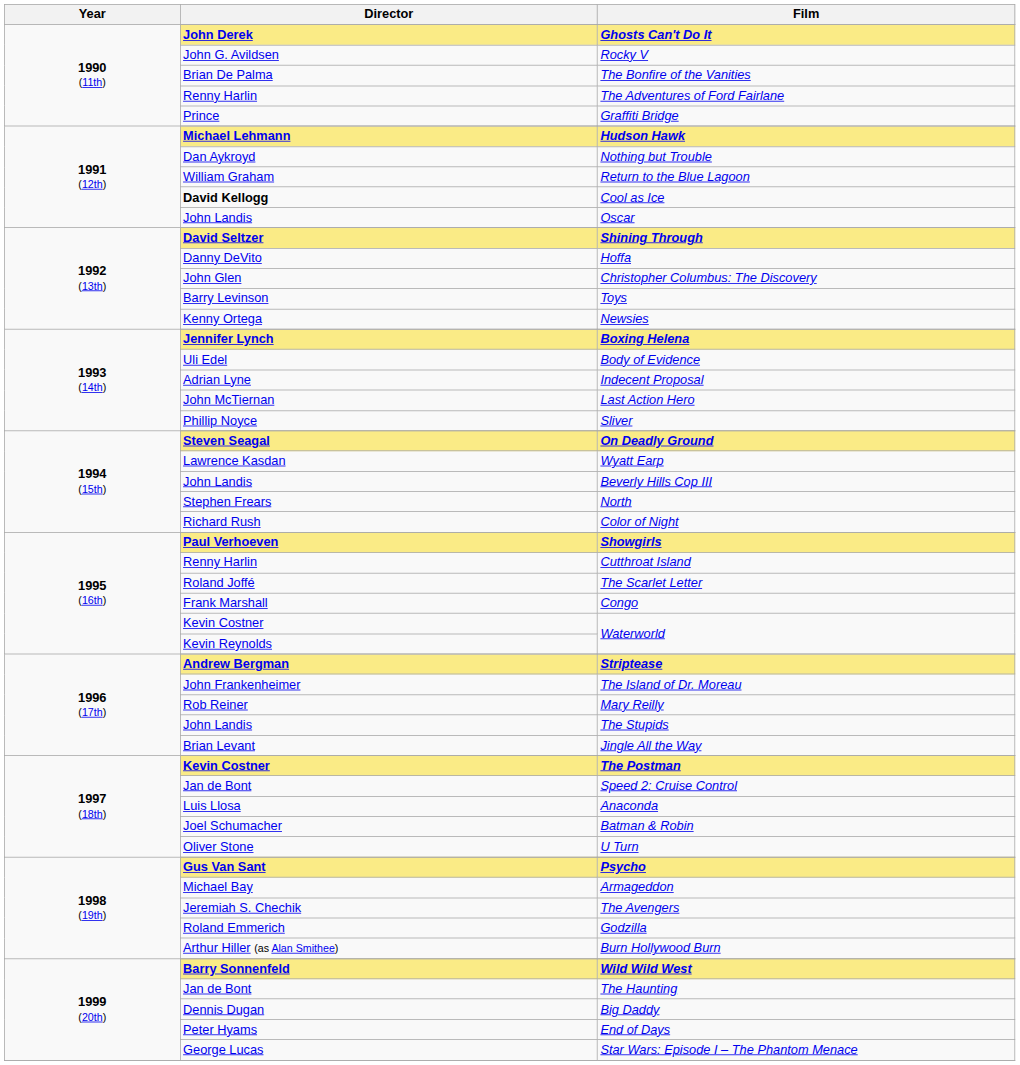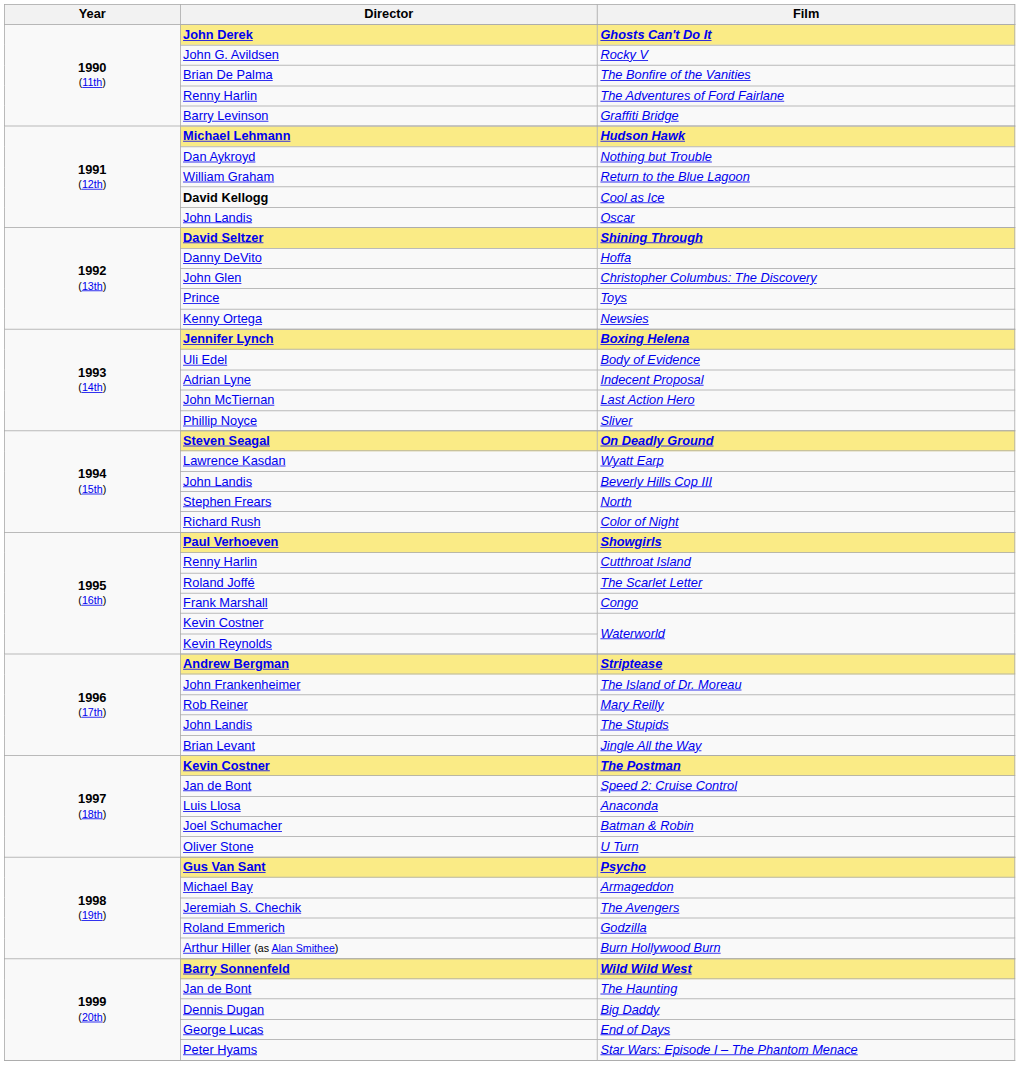(201, 116) Prince -> (226, 116) Barry Levinson
(226, 298) Barry Levinson -> (201, 298) Prince
(220, 1029) Peter Hyams -> (223, 1029) George Lucas
(223, 1049) George Lucas -> (220, 1049) Peter Hyams
